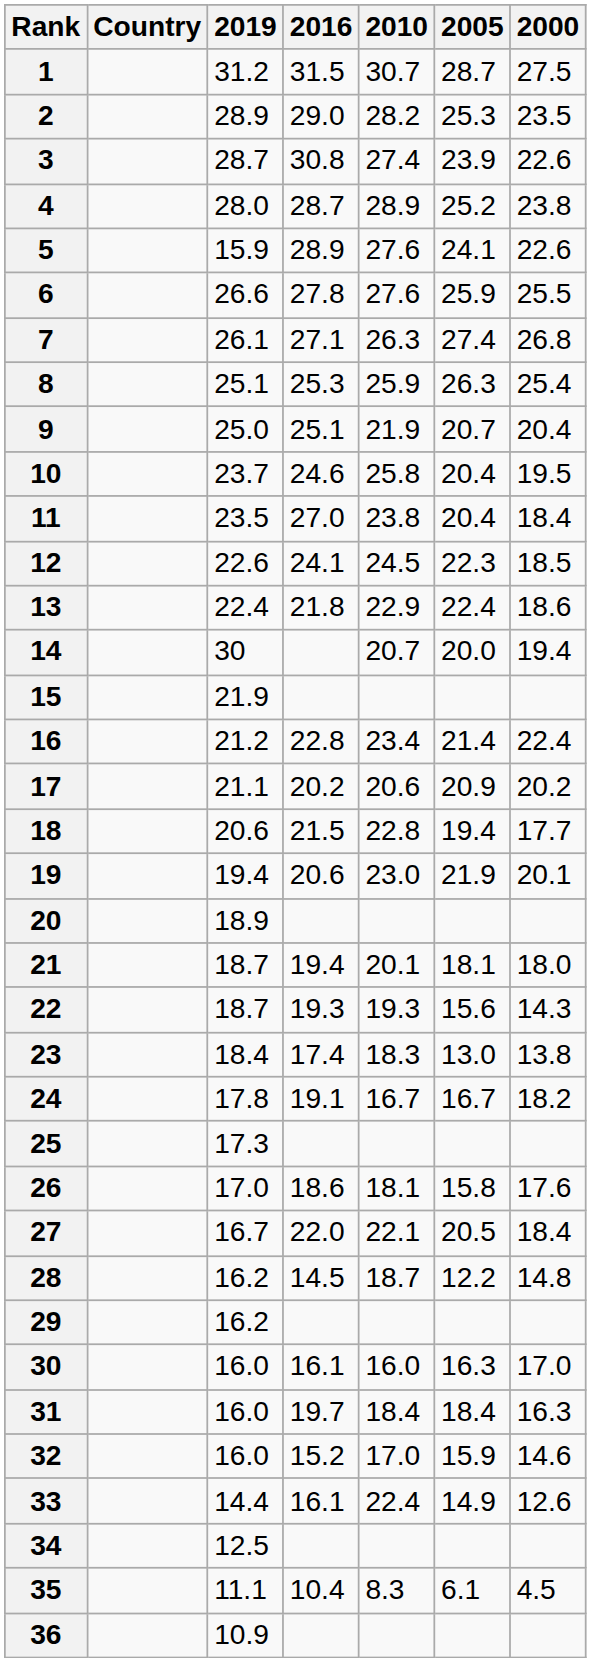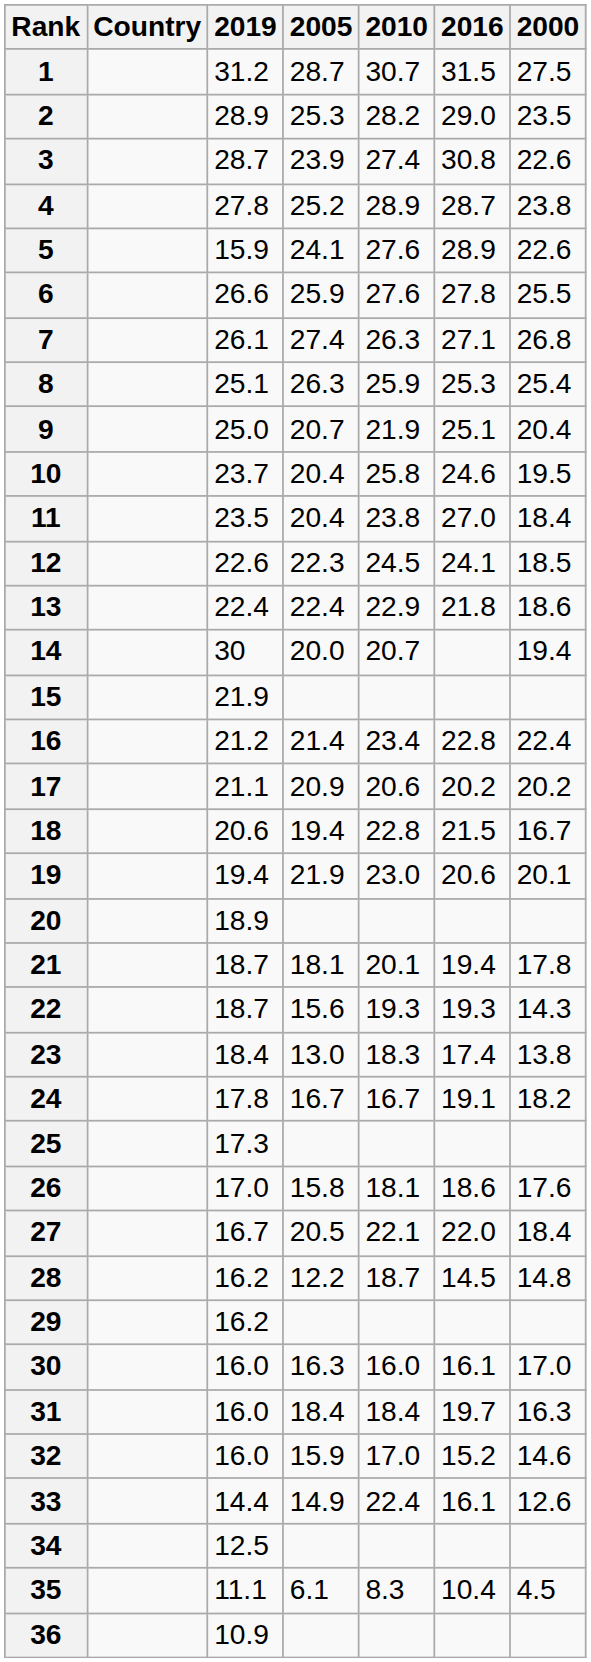columns swapped: (321, 26) <-> (472, 26)
(242, 205) 28.0 -> (242, 205) 27.8
(544, 830) 17.7 -> (544, 830) 16.7
(544, 964) 18.0 -> (544, 964) 17.8
